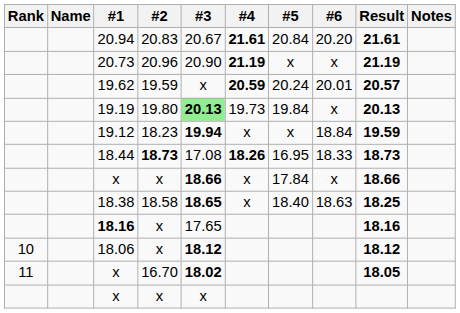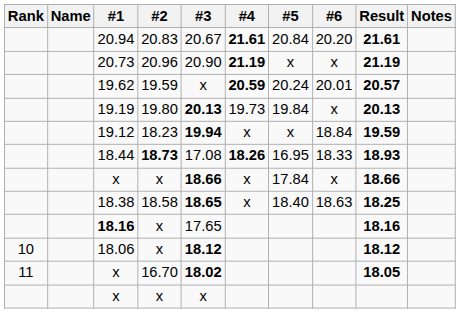(203, 109) lightgreen background -> (203, 109) no background
(382, 156) 18.73 -> (382, 156) 18.93
